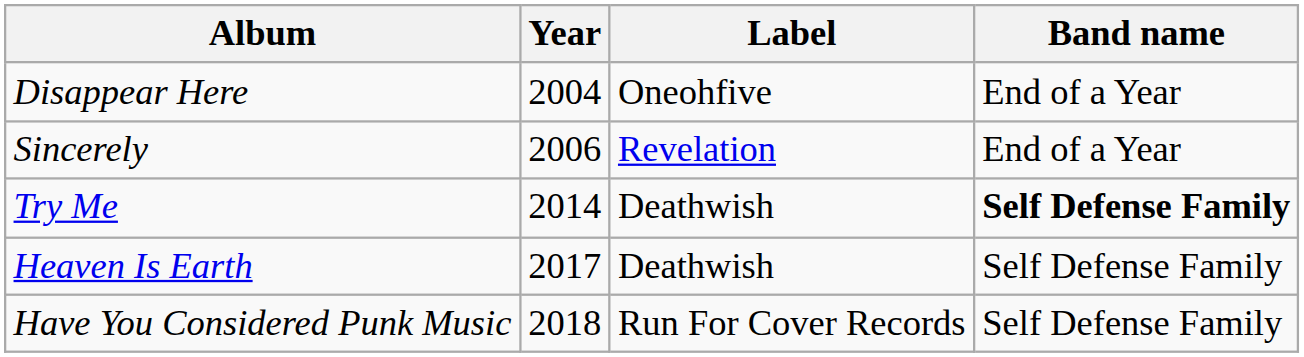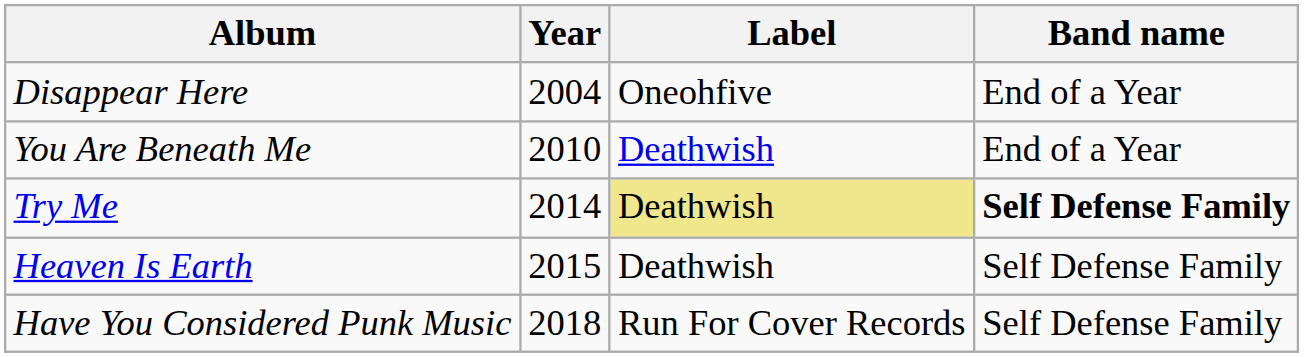- row: (81, 149)
+ row: (162, 149)
(696, 206) no background -> (696, 206) khaki background
(565, 264) 2017 -> (565, 264) 2015
